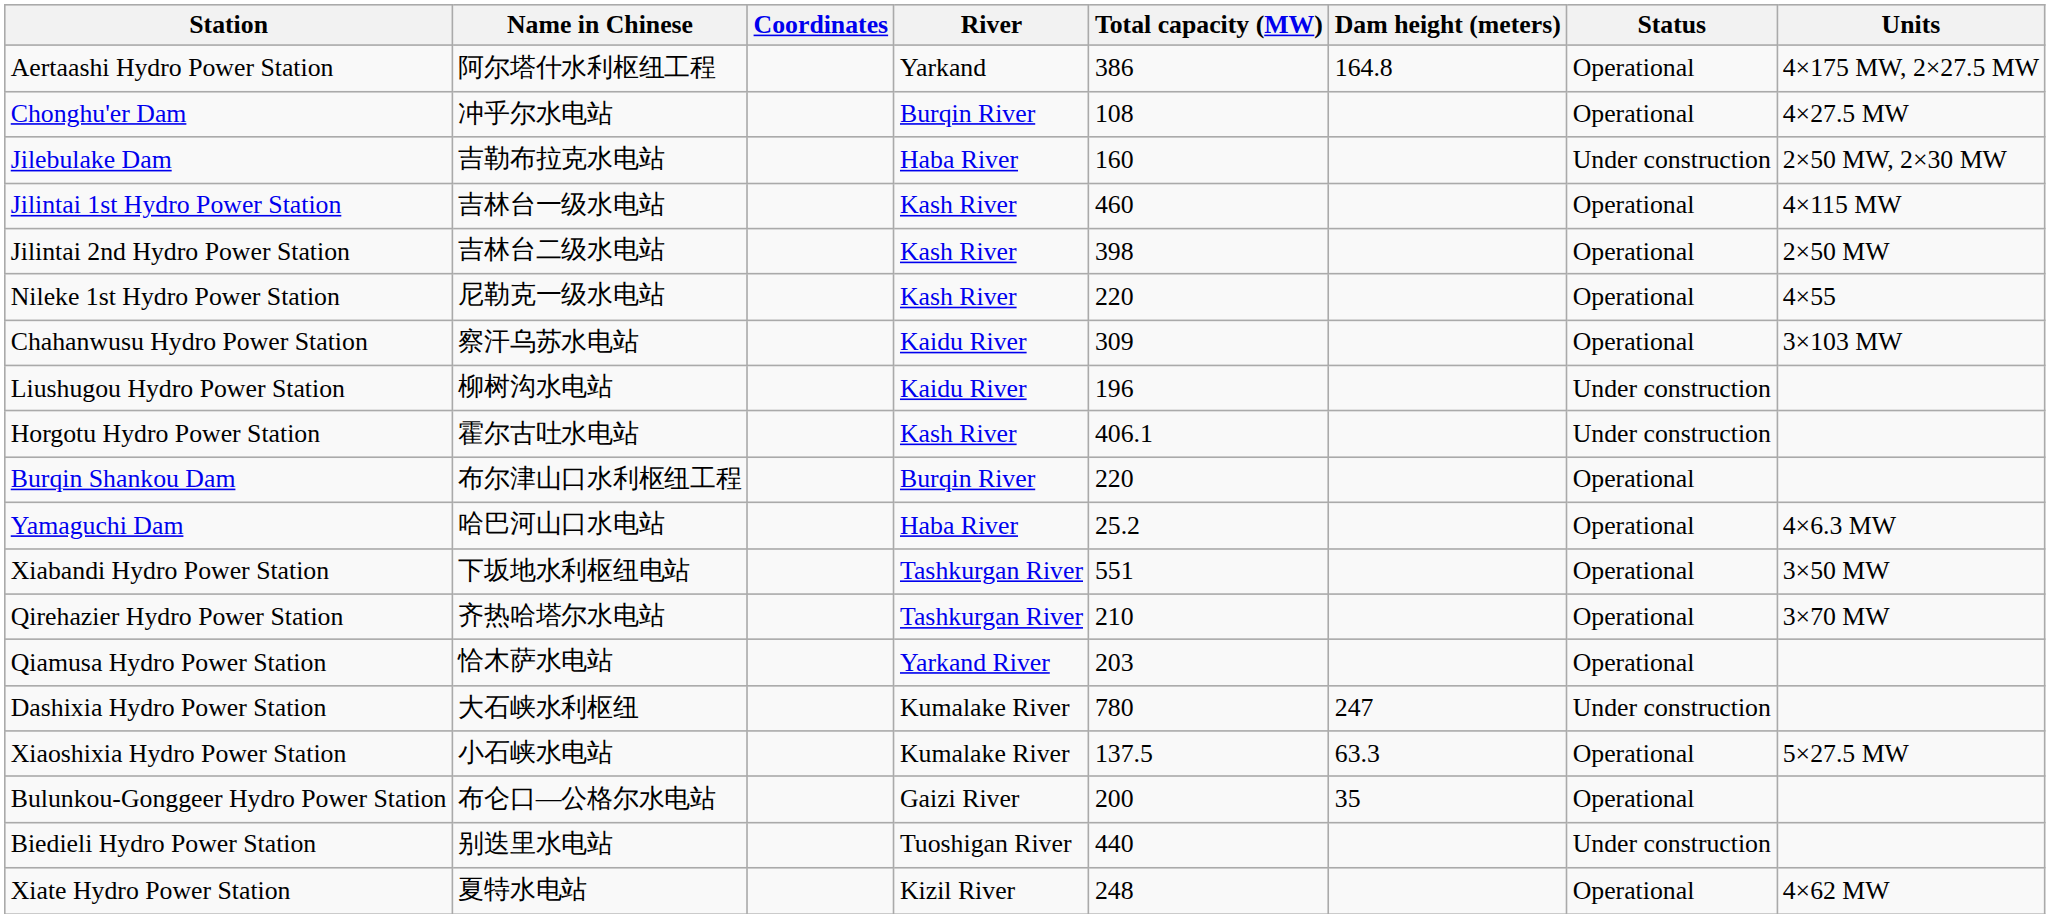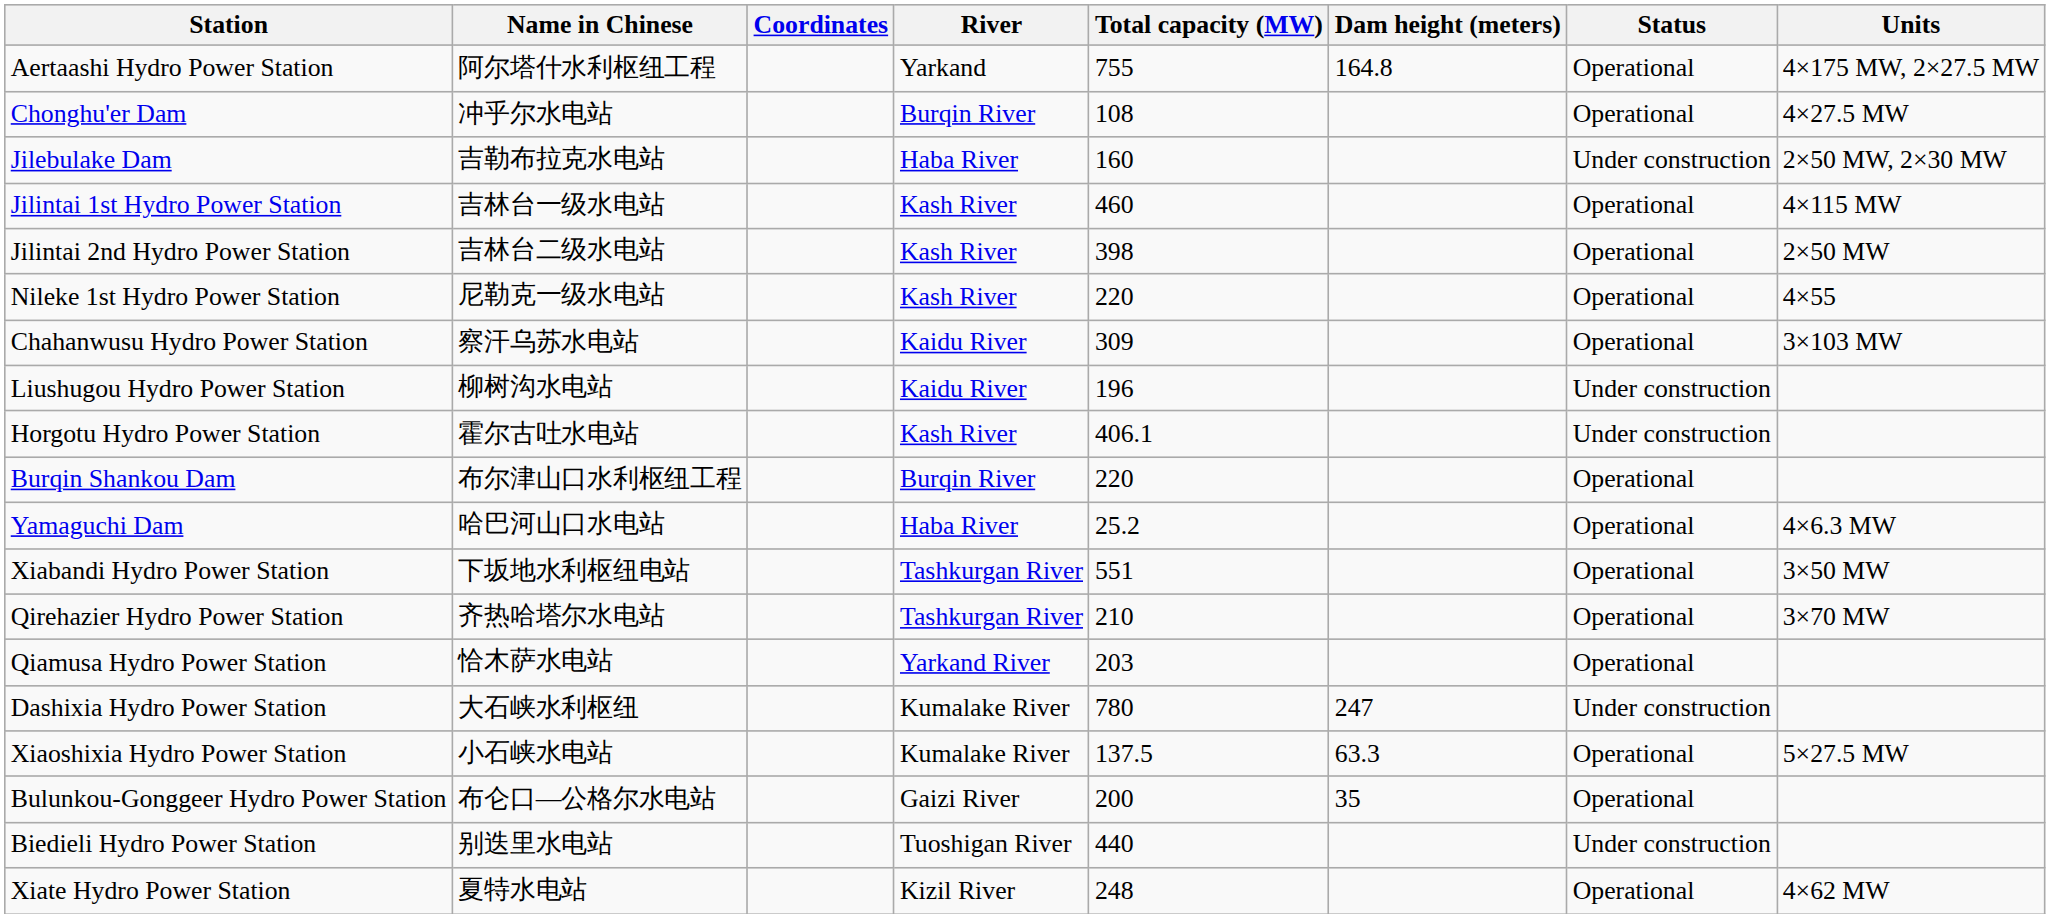(1114, 68) 386 -> (1114, 68) 755
